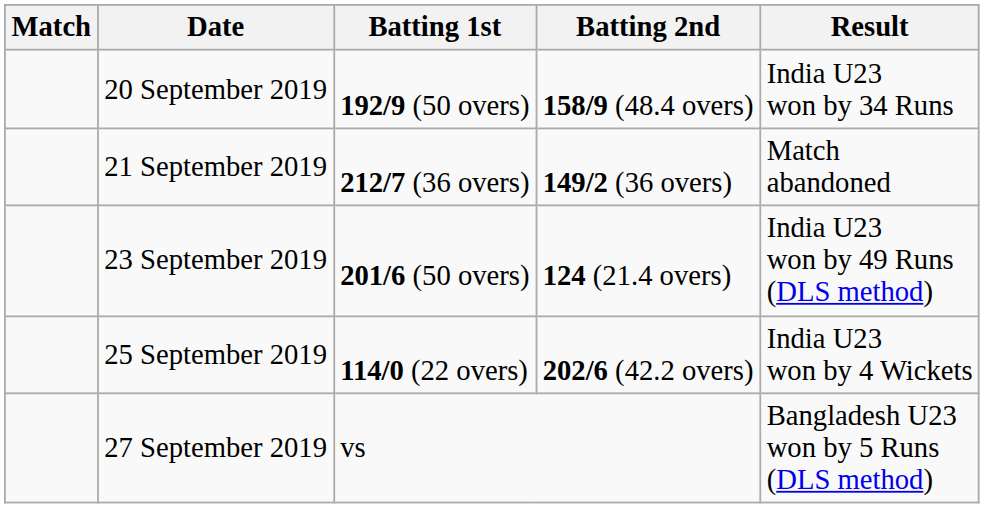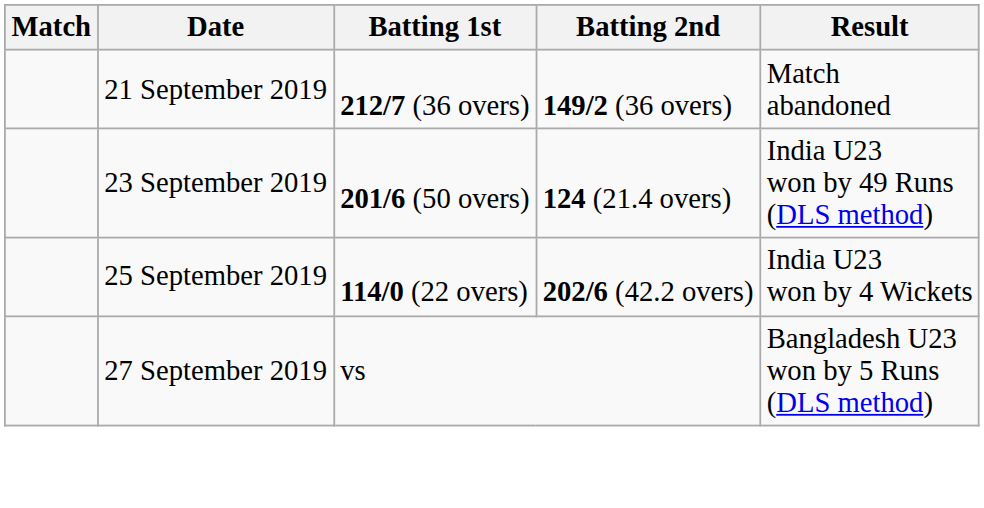- row: (216, 88)
